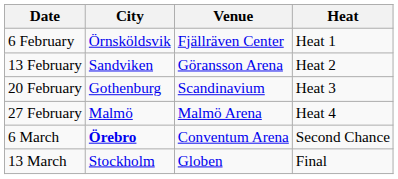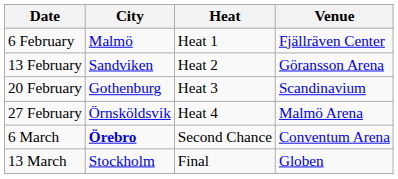columns swapped: (233, 16) <-> (343, 16)
(130, 40) Örnsköldsvik -> (111, 40) Malmö
(111, 112) Malmö -> (130, 112) Örnsköldsvik
